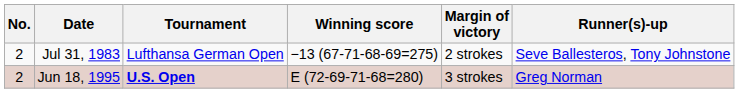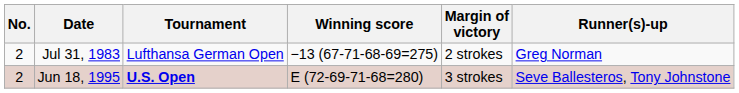(623, 55) Seve Ballesteros, Tony Johnstone -> (559, 55) Greg Norman
(559, 77) Greg Norman -> (623, 77) Seve Ballesteros, Tony Johnstone
